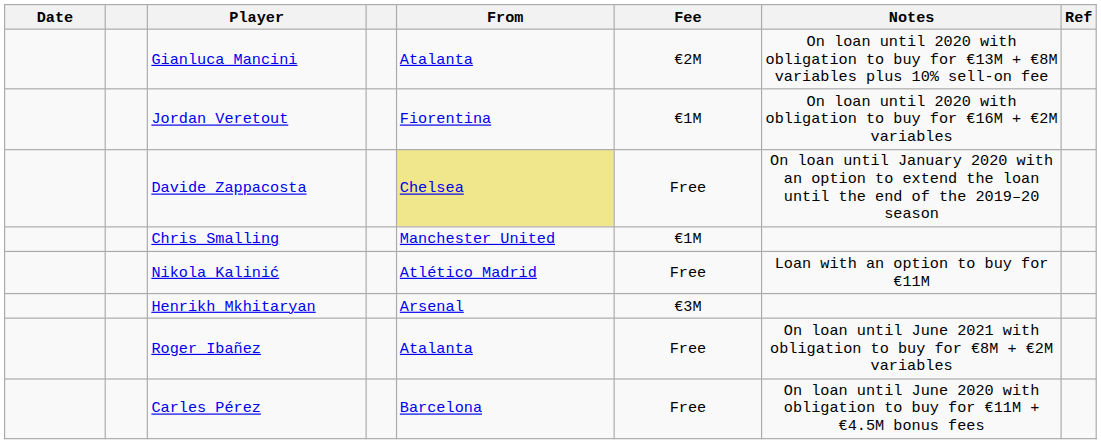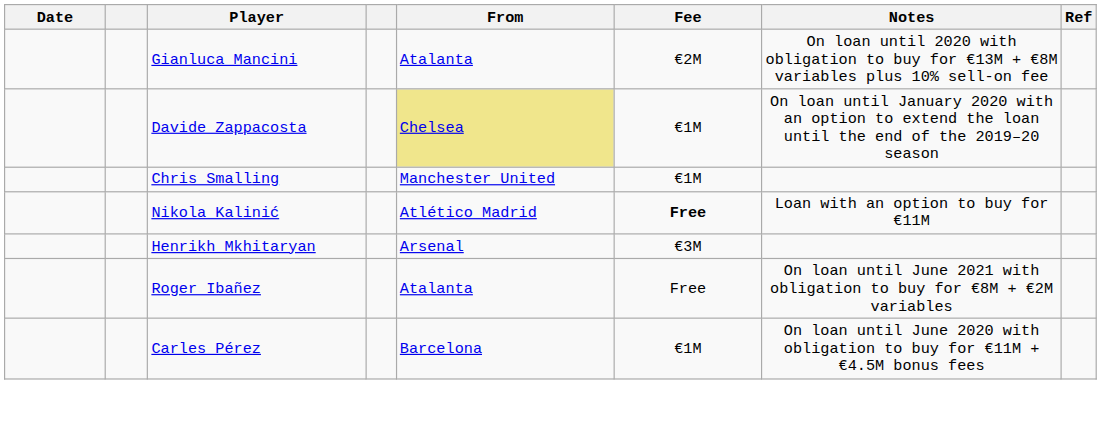- row: (220, 119)
(688, 188) Free -> (688, 128) €1M
(688, 273) normal -> (688, 213) bold
(688, 408) Free -> (688, 348) €1M
